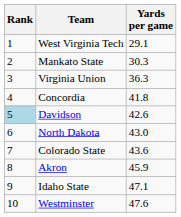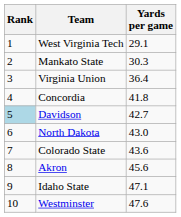(139, 79) 36.3 -> (139, 79) 36.4
(139, 114) 42.6 -> (139, 114) 42.7
(139, 168) 45.9 -> (139, 168) 45.6
